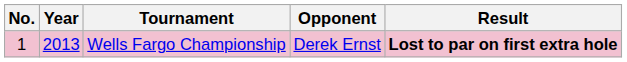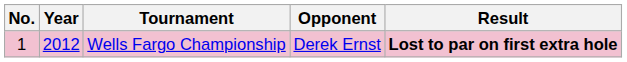(61, 44) 2013 -> (61, 44) 2012
